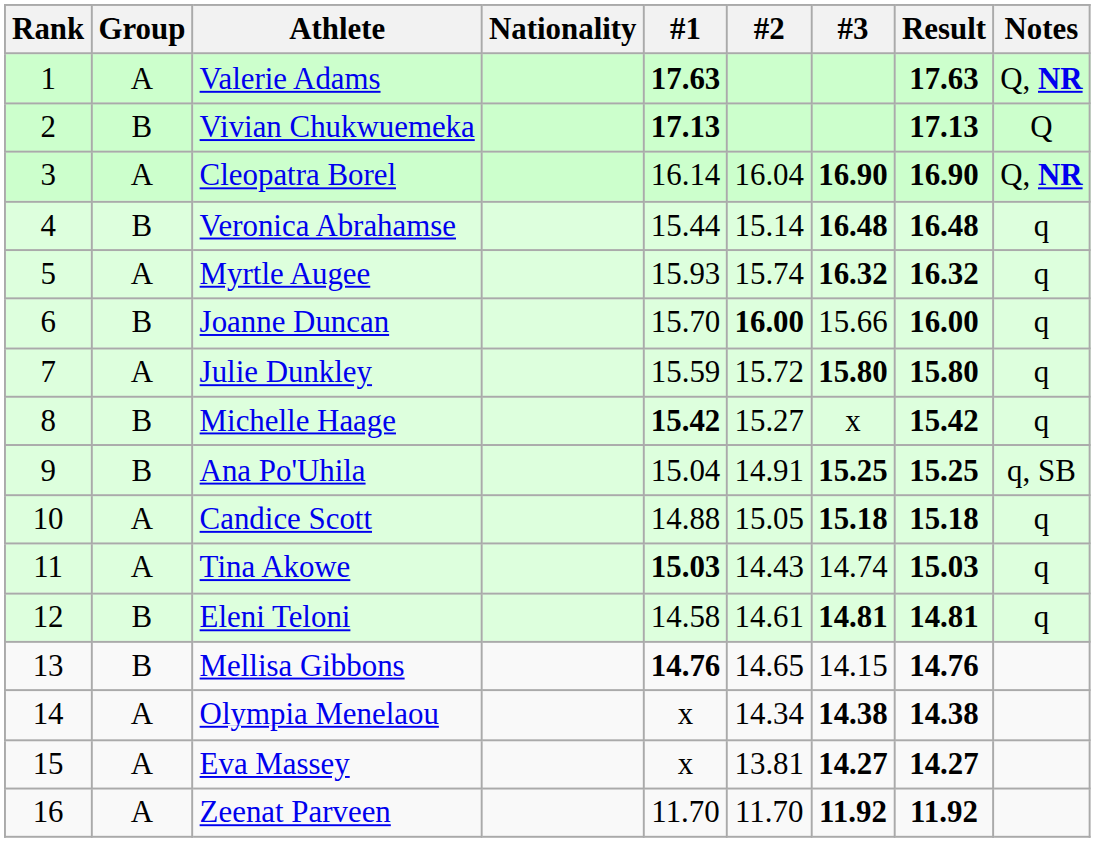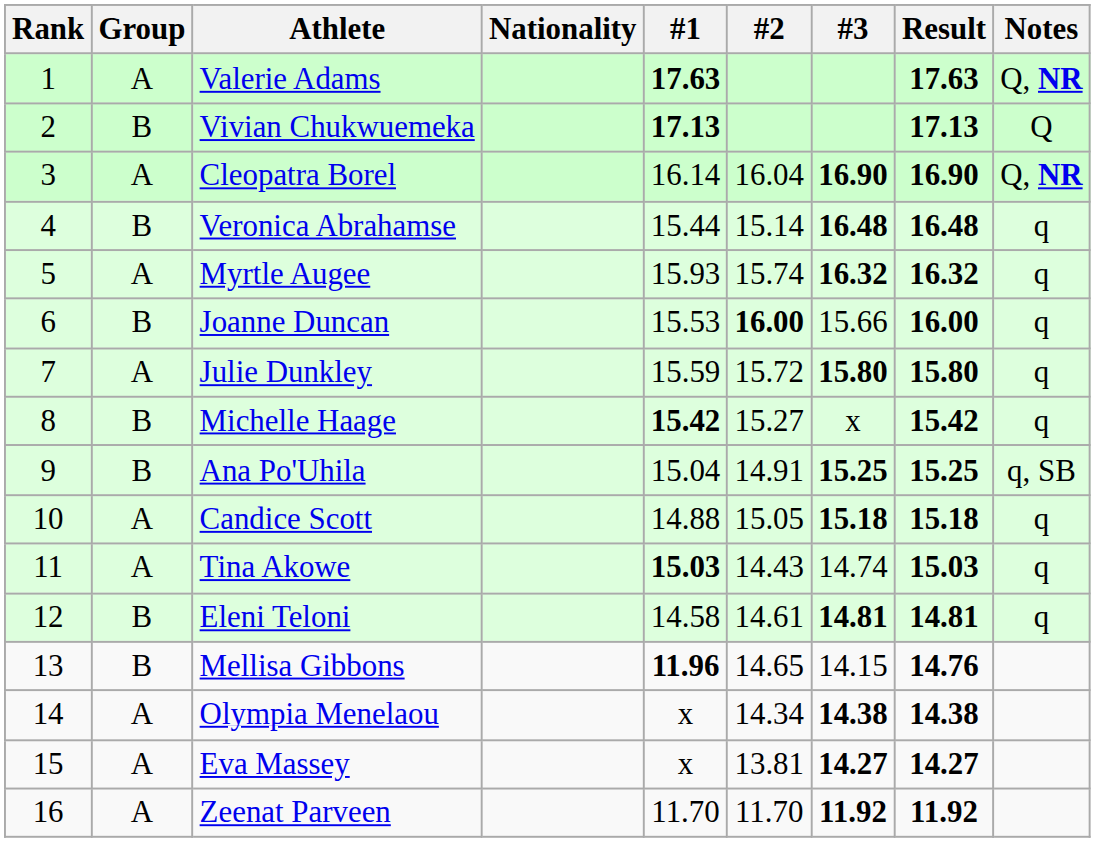(686, 322) 15.70 -> (686, 322) 15.53
(686, 665) 14.76 -> (686, 665) 11.96
